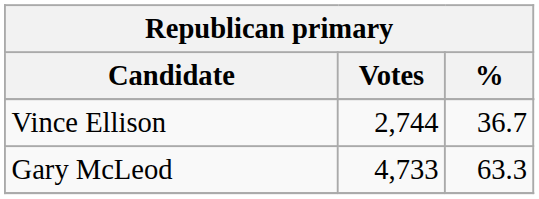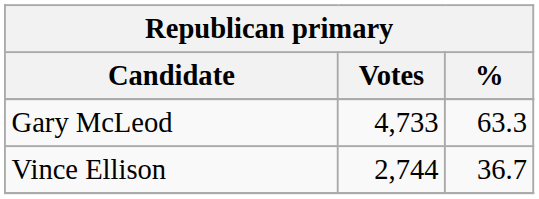rows swapped: (92, 169) <-> (89, 122)
